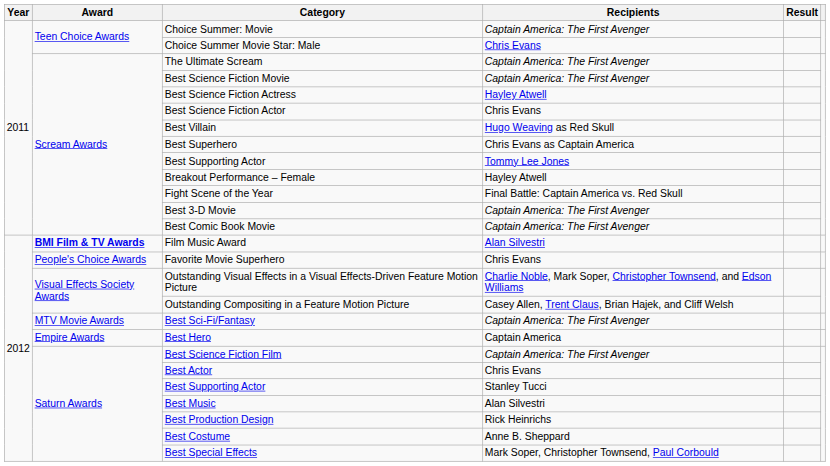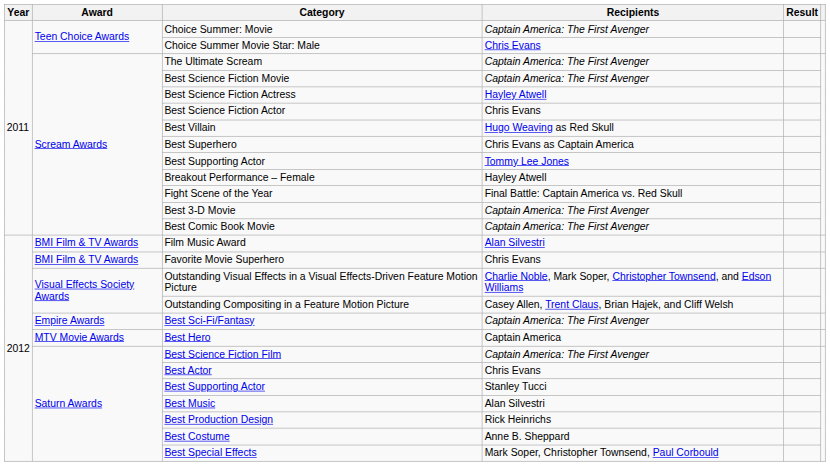(90, 243) bold -> (86, 243) normal
(90, 260) People's Choice Awards -> (86, 260) BMI Film & TV Awards
(79, 321) MTV Movie Awards -> (70, 321) Empire Awards
(70, 337) Empire Awards -> (79, 337) MTV Movie Awards
